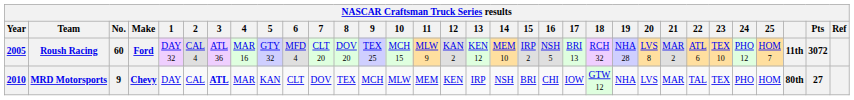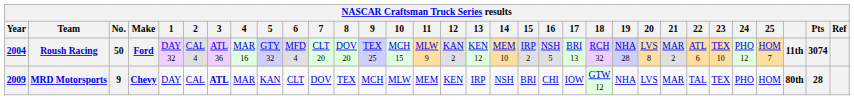(16, 52) 2005 -> (16, 52) 2004
(119, 52) 60 -> (119, 52) 50
(818, 52) 3072 -> (818, 52) 3074
(16, 80) 2010 -> (16, 80) 2009
(818, 80) 27 -> (818, 80) 28
